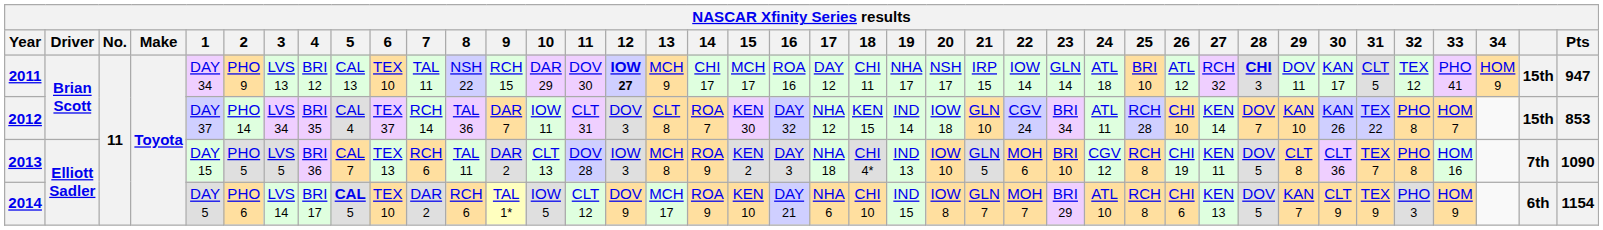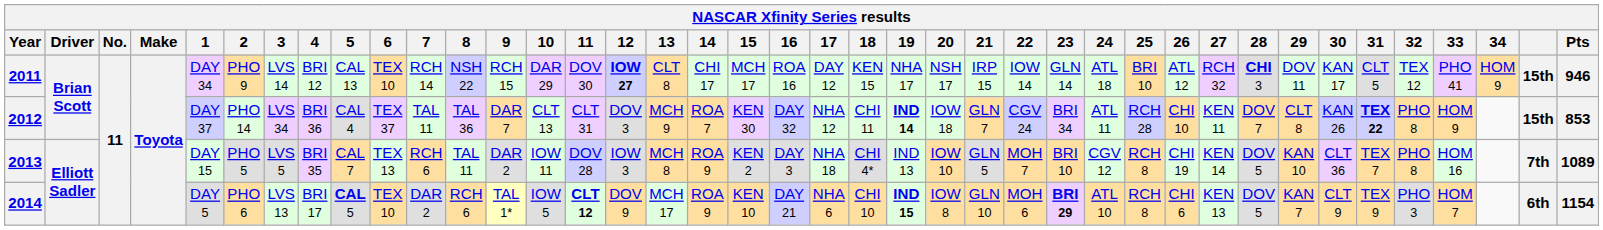(281, 75) LVS 13 -> (281, 75) LVS 14
(426, 75) TAL 11 -> (426, 75) RCH 14
(666, 75) MCH 9 -> (666, 75) CLT 8
(868, 75) CHI 11 -> (868, 75) KEN 15
(1578, 76) 947 -> (1578, 76) 946
(315, 118) BRI 35 -> (315, 118) BRI 36
(426, 118) RCH 14 -> (426, 118) TAL 11
(546, 118) IOW 11 -> (546, 118) CLT 13
(666, 118) CLT 8 -> (666, 118) MCH 9
(868, 118) KEN 15 -> (868, 118) CHI 11
(906, 118) normal -> (906, 118) bold
(984, 118) GLN 10 -> (984, 118) GLN 7
(1219, 118) KEN 14 -> (1219, 118) KEN 11
(1299, 118) KAN 10 -> (1299, 118) CLT 8
(1375, 118) normal -> (1375, 118) bold
(1455, 118) HOM 7 -> (1455, 118) HOM 9
(315, 160) BRI 36 -> (315, 160) BRI 35
(546, 160) CLT 13 -> (546, 160) IOW 11
(1025, 160) MOH 6 -> (1025, 160) MOH 7
(1219, 160) KEN 11 -> (1219, 160) KEN 14
(1299, 160) CLT 8 -> (1299, 160) KAN 10
(1578, 161) 1090 -> (1578, 161) 1089
(281, 203) LVS 14 -> (281, 203) LVS 13
(585, 203) normal -> (585, 203) bold
(906, 203) normal -> (906, 203) bold
(984, 203) GLN 7 -> (984, 203) GLN 10
(1025, 203) MOH 7 -> (1025, 203) MOH 6
(1065, 203) normal -> (1065, 203) bold
(1455, 203) HOM 9 -> (1455, 203) HOM 7
